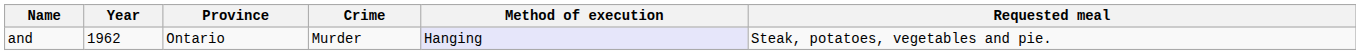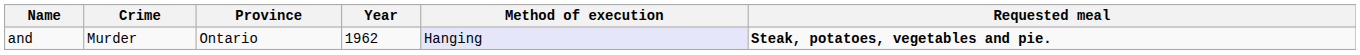columns swapped: (365, 16) <-> (123, 16)
(901, 39) normal -> (901, 39) bold
